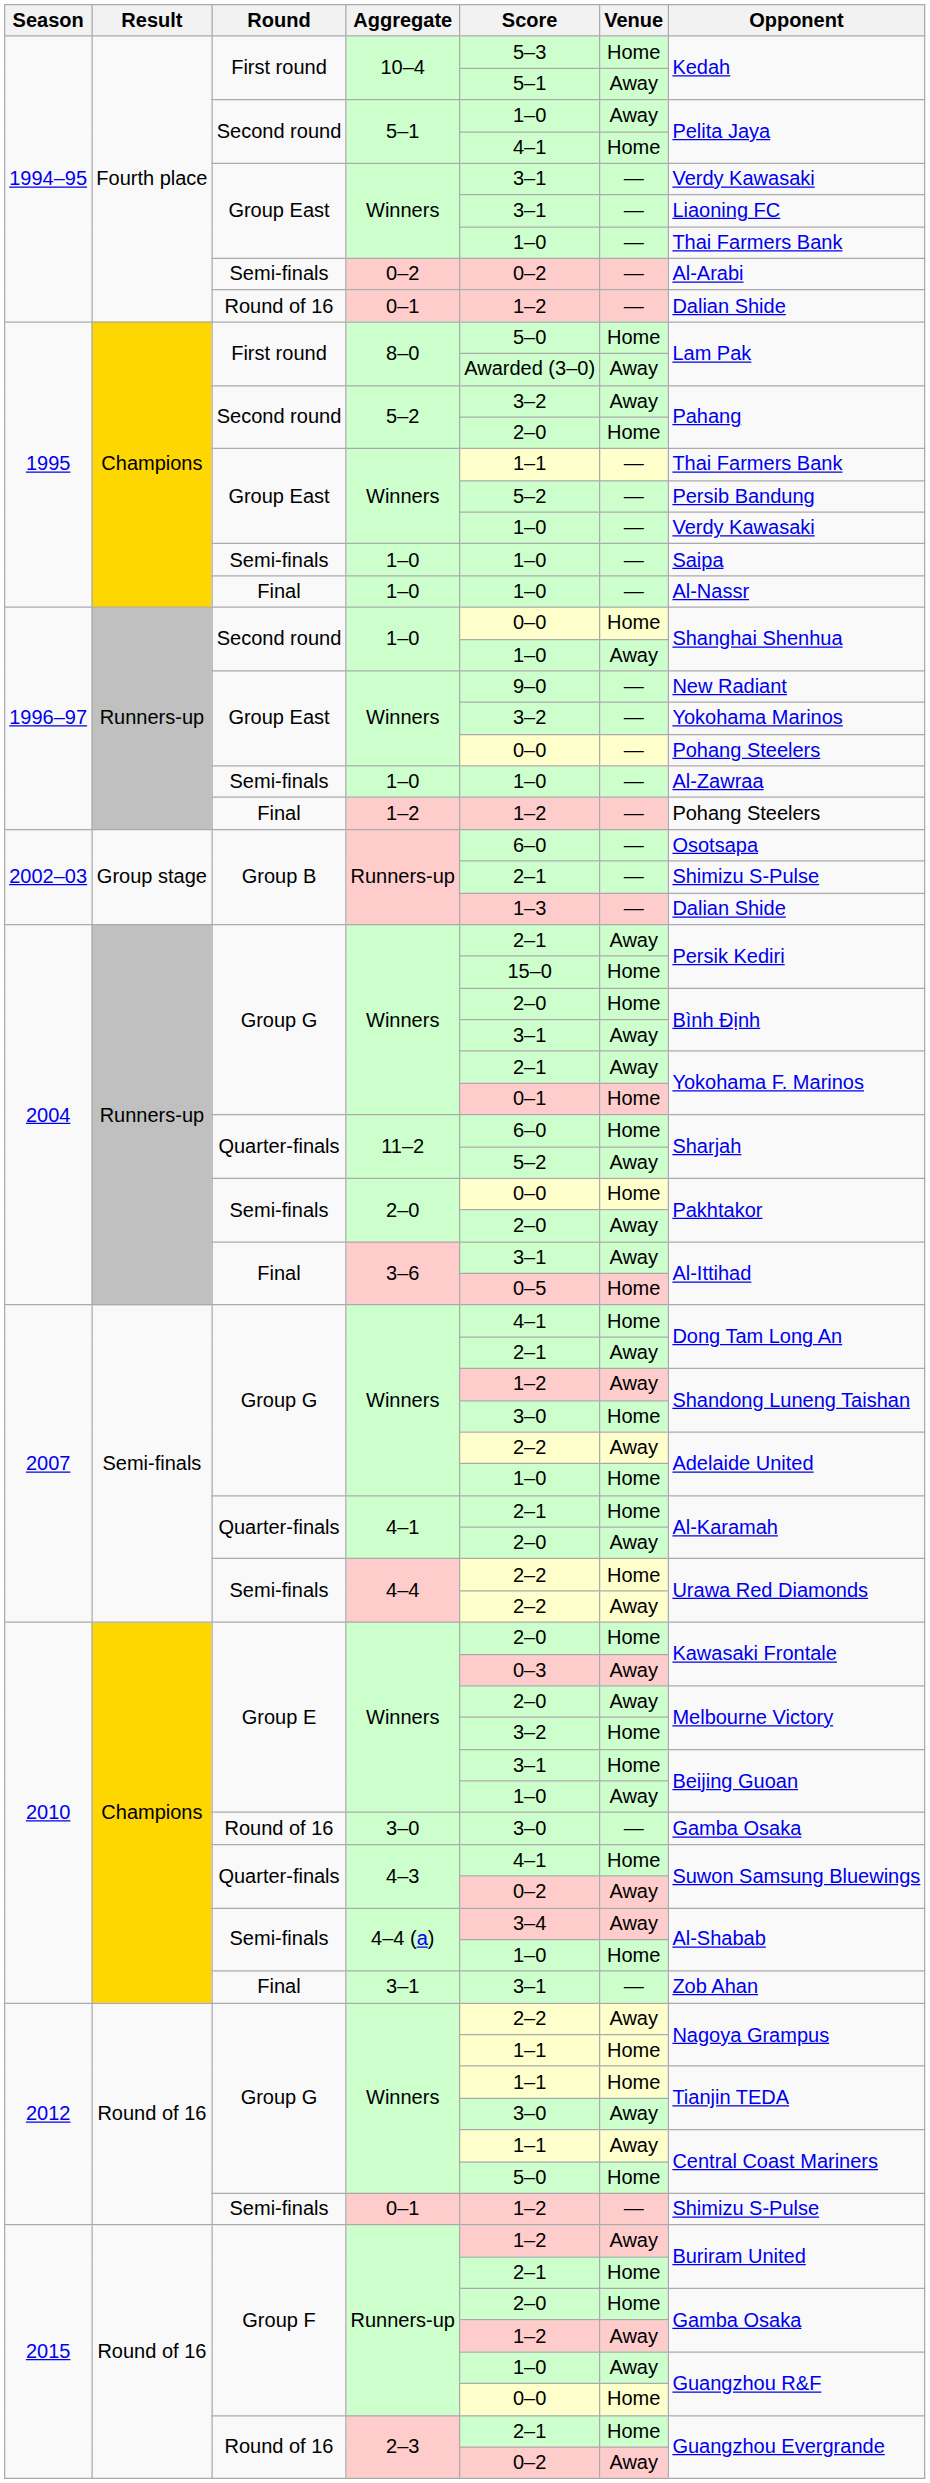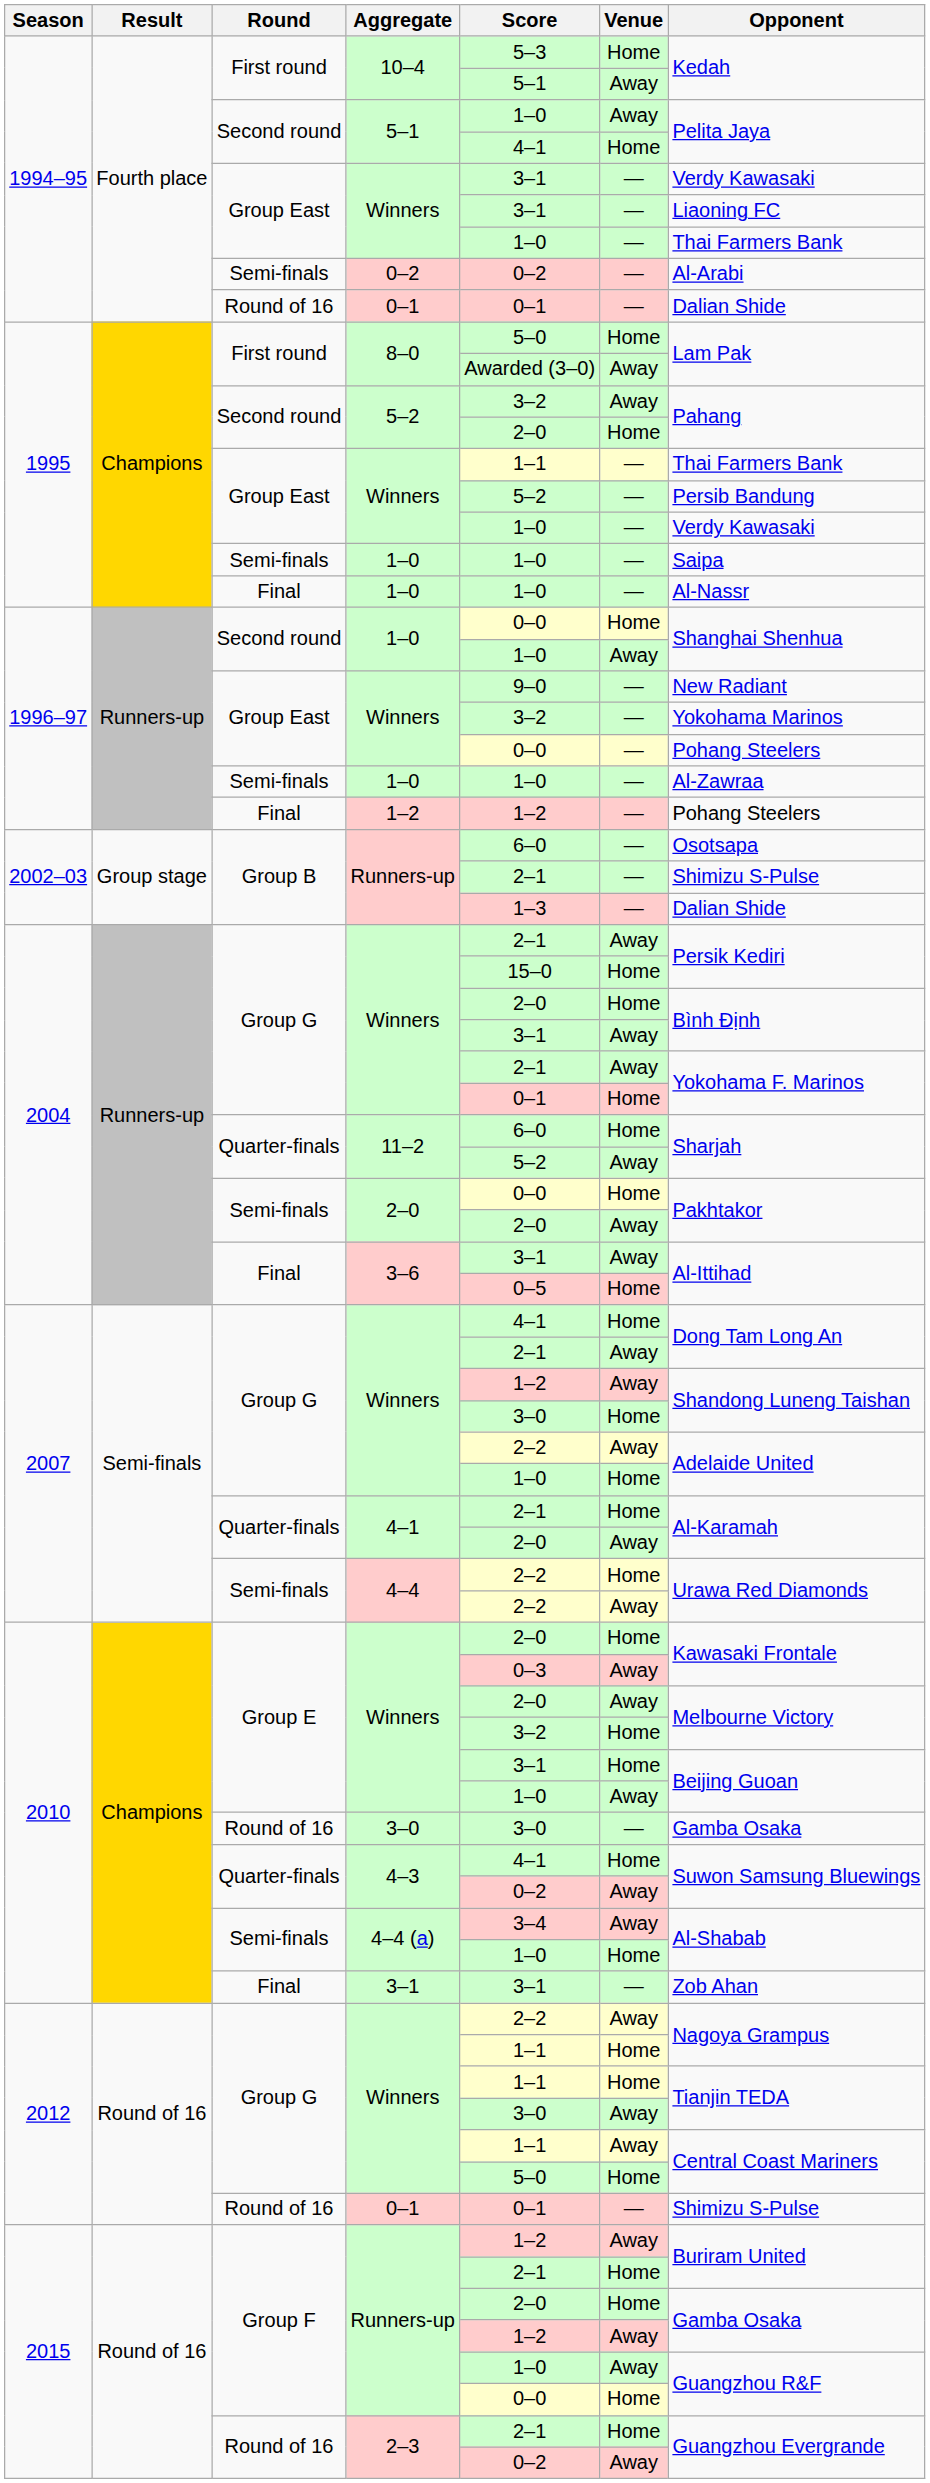(530, 305) 1–2 -> (530, 305) 0–1
(279, 2208) Semi-finals -> (279, 2208) Round of 16
(530, 2208) 1–2 -> (530, 2208) 0–1
